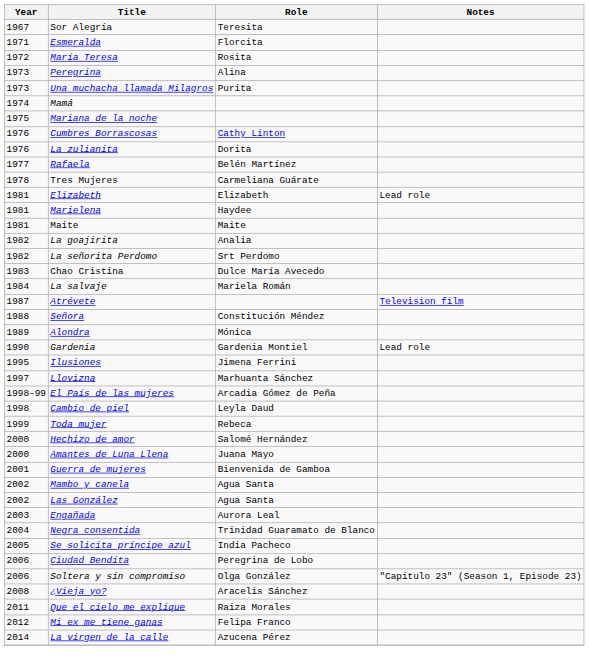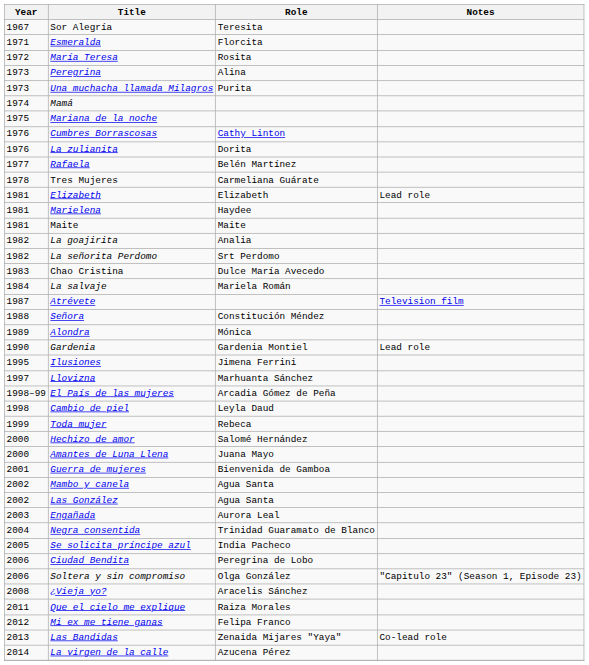+ row: (84, 637)
